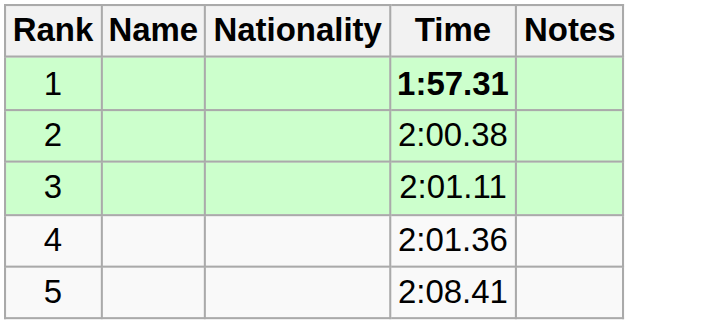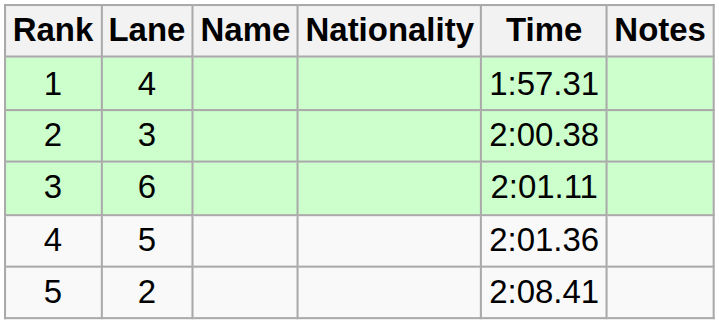+ column: (147, 30)
(453, 82) bold -> (544, 82) normal
